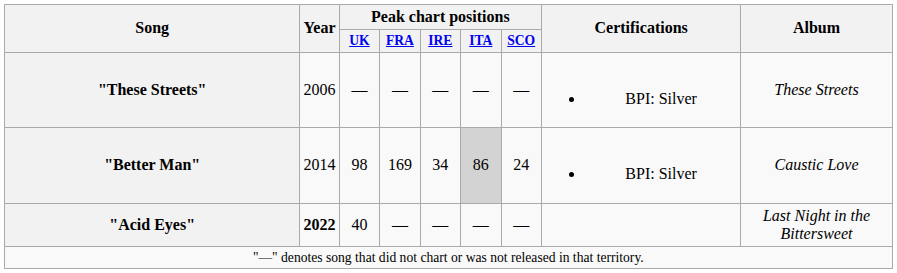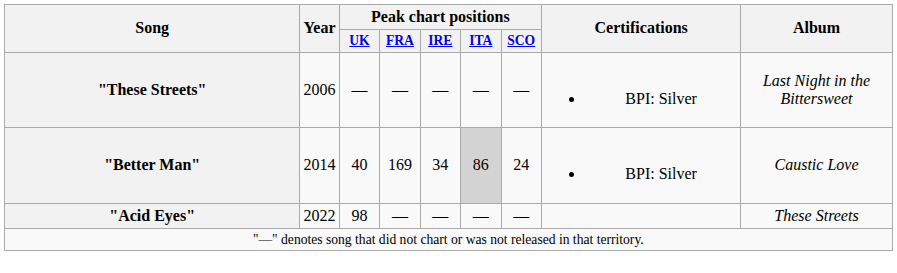(816, 90) These Streets -> (816, 90) Last Night in the Bittersweet
(359, 165) 98 -> (359, 165) 40
(320, 224) bold -> (320, 215) normal
(359, 224) 40 -> (359, 215) 98
(816, 224) Last Night in the Bittersweet -> (816, 215) These Streets
